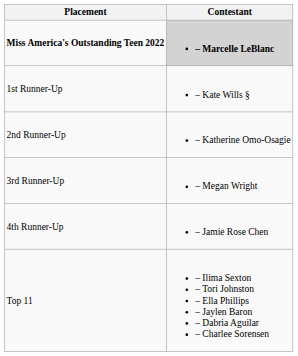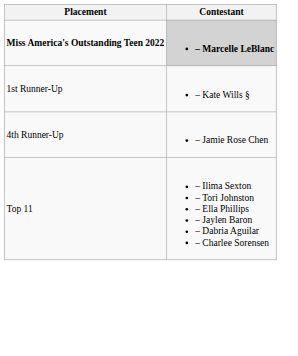- row: (36, 135)
- row: (35, 181)
